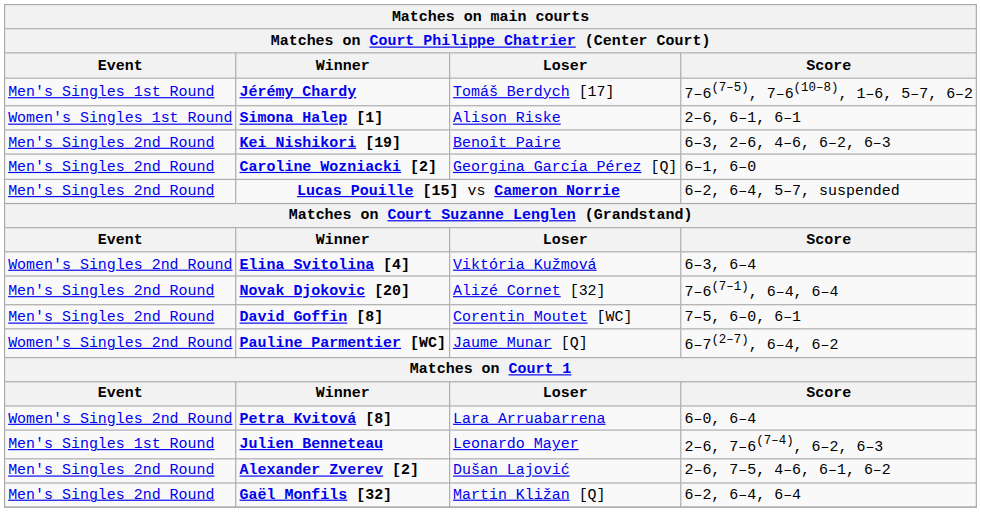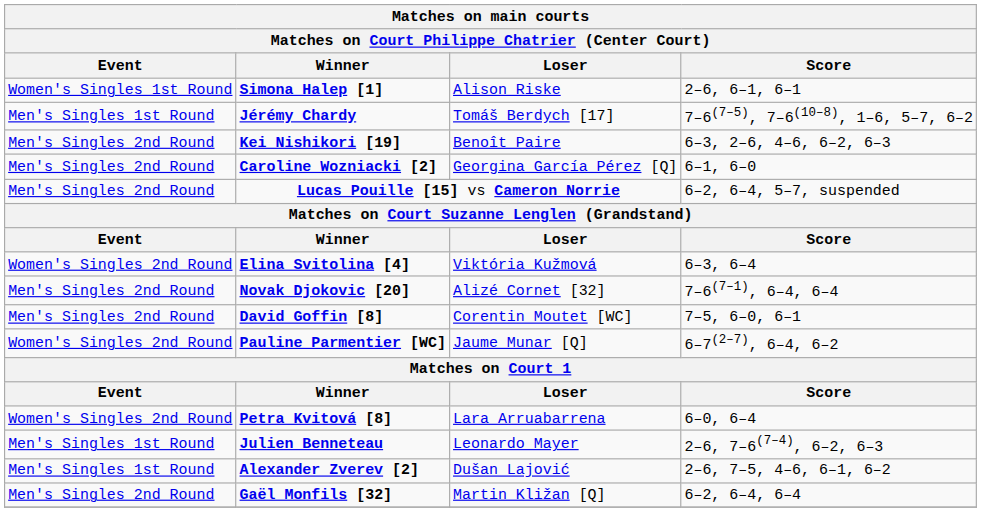rows swapped: (311, 118) <-> (298, 92)
(111, 471) Men's Singles 2nd Round -> (111, 471) Men's Singles 1st Round
